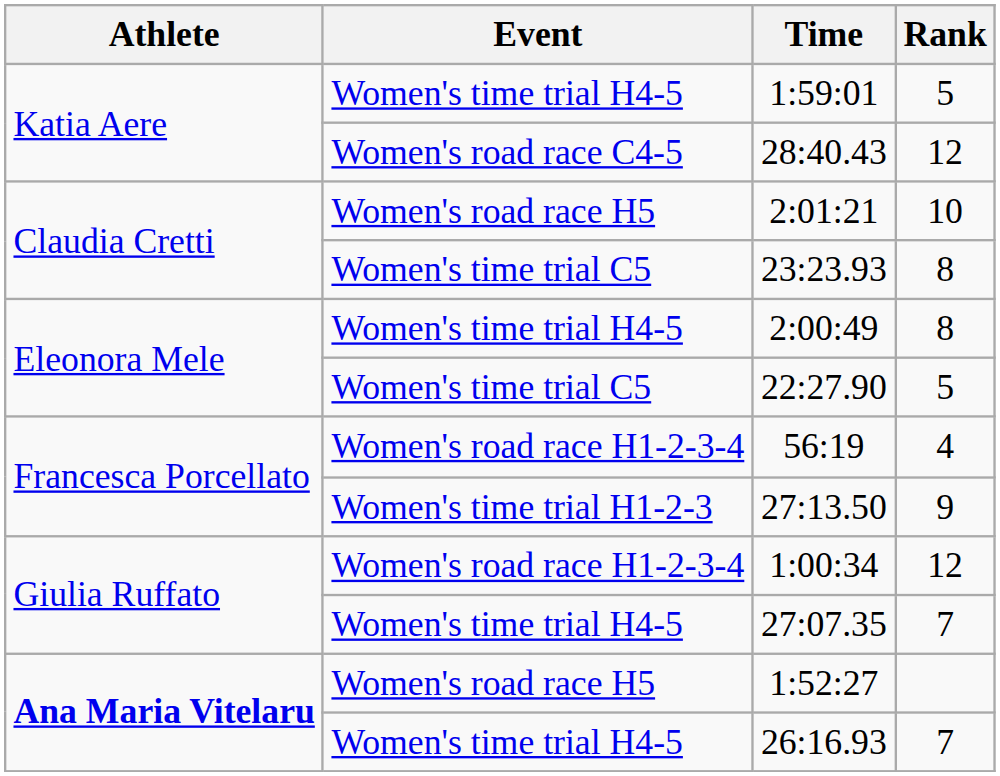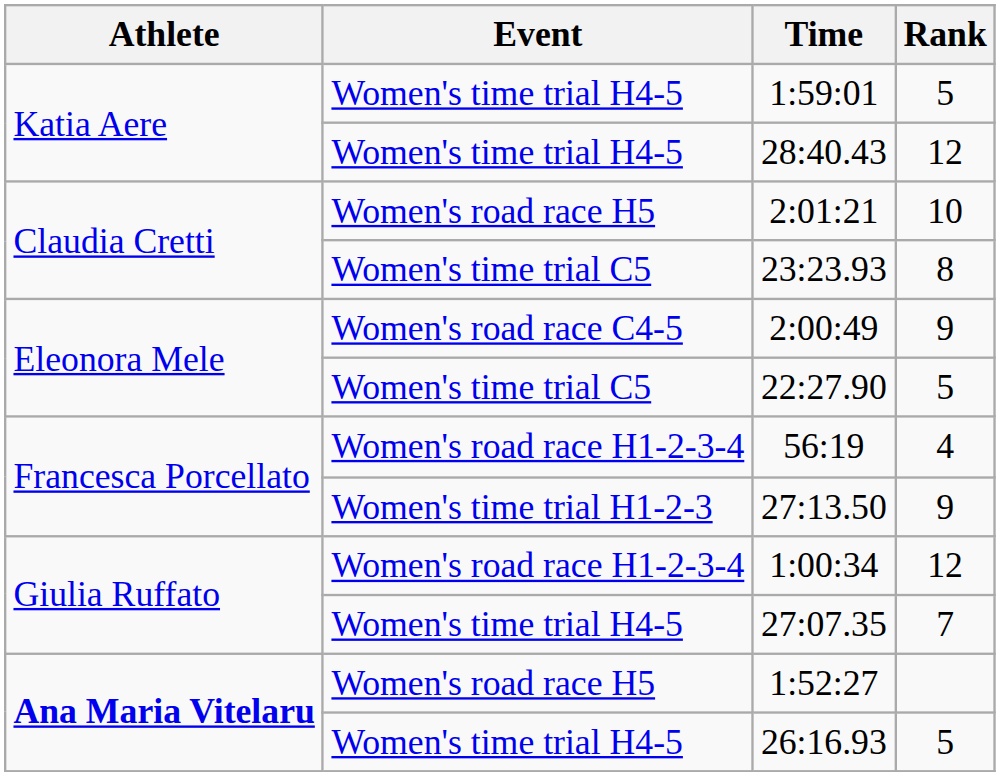(507, 151) Women's road race C4-5 -> (507, 151) Women's time trial H4-5
(507, 328) Women's time trial H4-5 -> (507, 328) Women's road race C4-5
(945, 328) 8 -> (945, 328) 9
(945, 740) 7 -> (945, 740) 5
